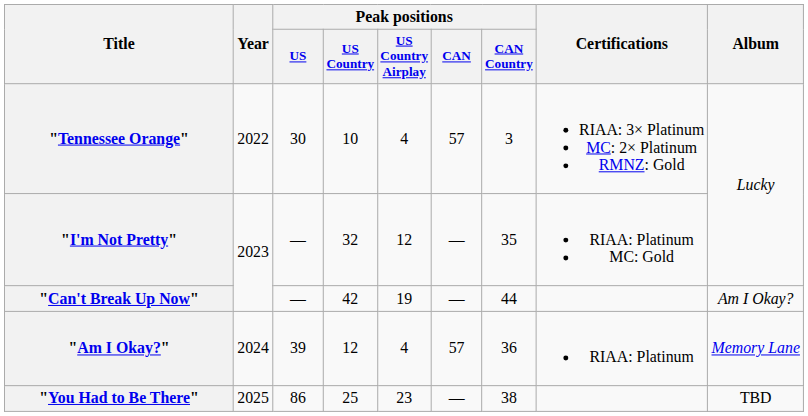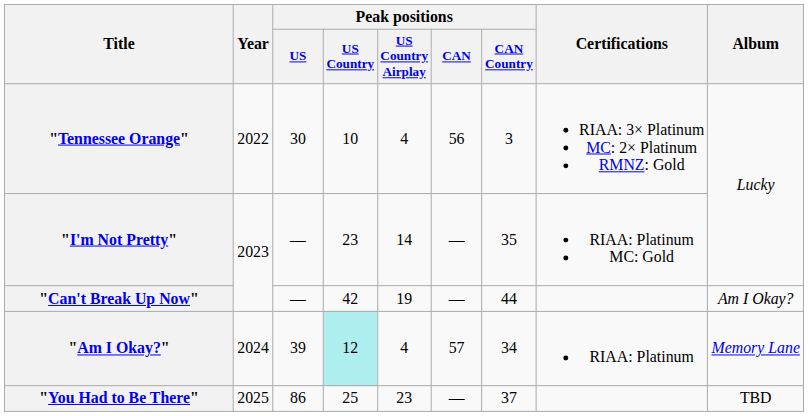(457, 138) 57 -> (457, 138) 56
(350, 239) 32 -> (350, 239) 23
(404, 239) 12 -> (404, 239) 14
(350, 348) no background -> (350, 348) paleturquoise background
(509, 348) 36 -> (509, 348) 34
(509, 398) 38 -> (509, 398) 37
